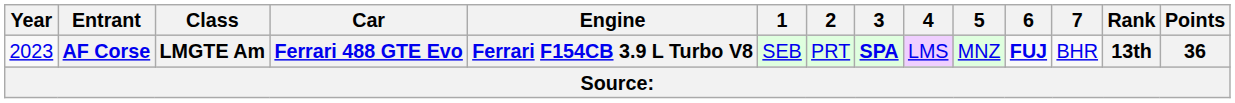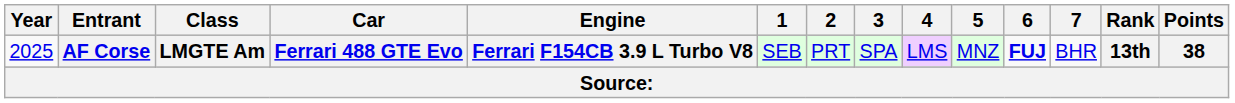(31, 51) 2023 -> (31, 51) 2025
(879, 51) bold -> (879, 51) normal
(1195, 51) 36 -> (1194, 51) 38
